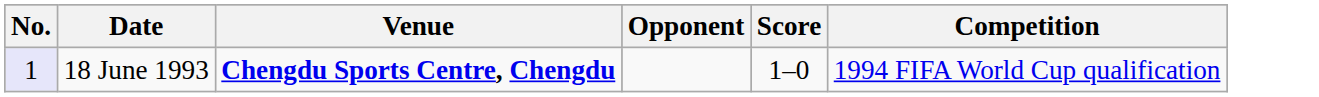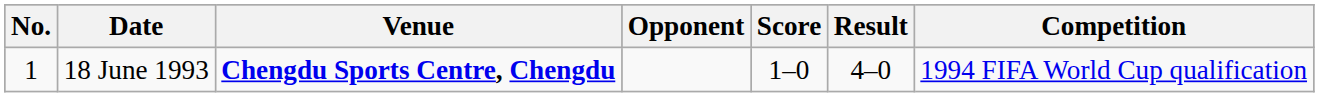+ column: (871, 26)
(31, 69) lavender background -> (31, 69) no background
